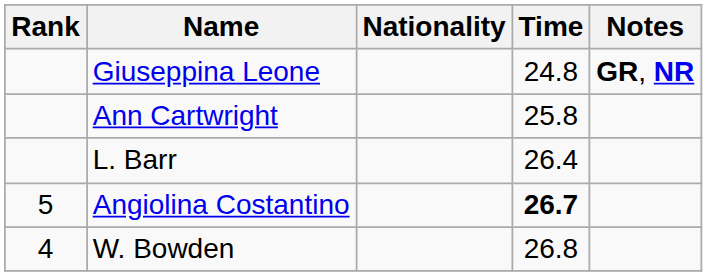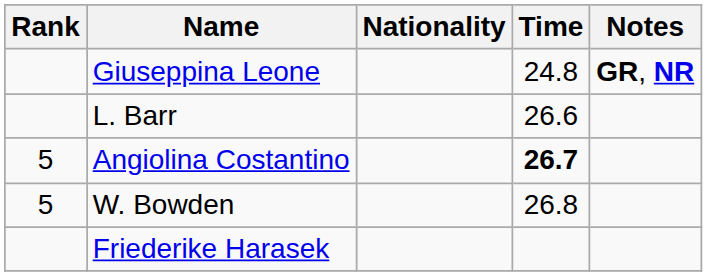- row: (185, 115)
(551, 159) 26.4 -> (551, 115) 26.6
(46, 248) 4 -> (46, 204) 5
+ row: (211, 248)
